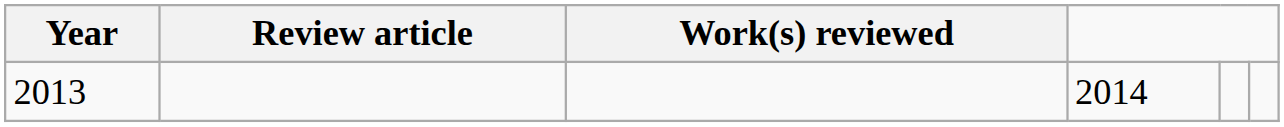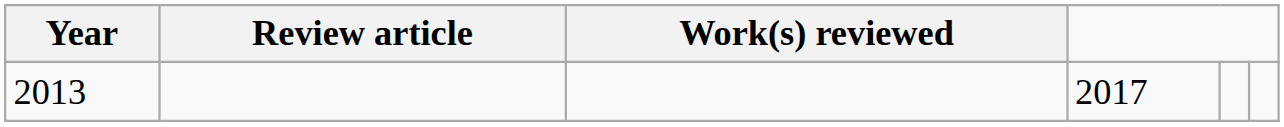(1111, 90) 2014 -> (1111, 90) 2017
